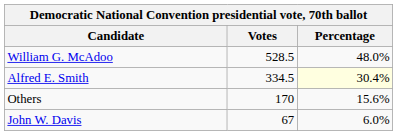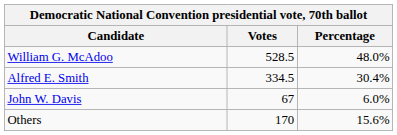(373, 78) lightyellow background -> (373, 78) no background
rows swapped: (44, 120) <-> (24, 99)
